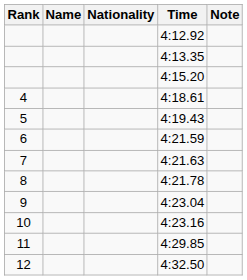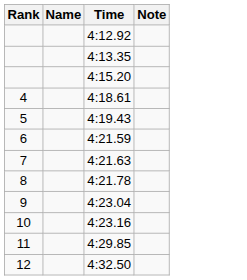- column: (121, 14)
